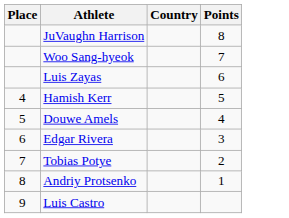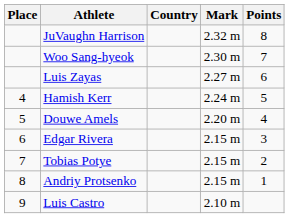+ column: (222, 14)
